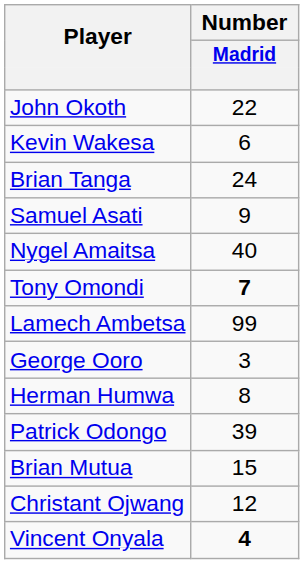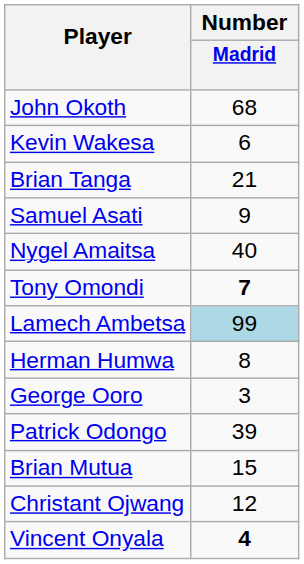(244, 107) 22 -> (244, 107) 68
(244, 179) 24 -> (244, 179) 21
(244, 323) no background -> (244, 323) lightblue background
rows swapped: (92, 395) <-> (76, 359)
